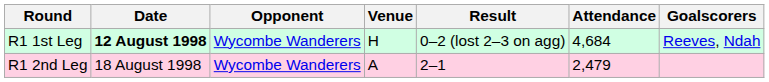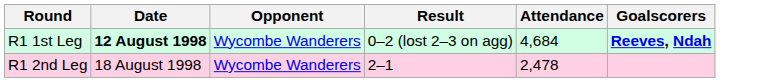- column: (390, 16)
(712, 41) normal -> (661, 41) bold
(592, 65) 2,479 -> (539, 65) 2,478
